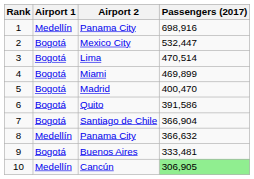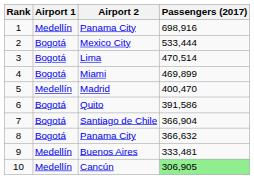(179, 43) 532,447 -> (179, 43) 533,444
(50, 89) Bogotá -> (53, 89) Medellín
(53, 136) Medellín -> (50, 136) Bogotá
(50, 151) Bogotá -> (53, 151) Medellín
